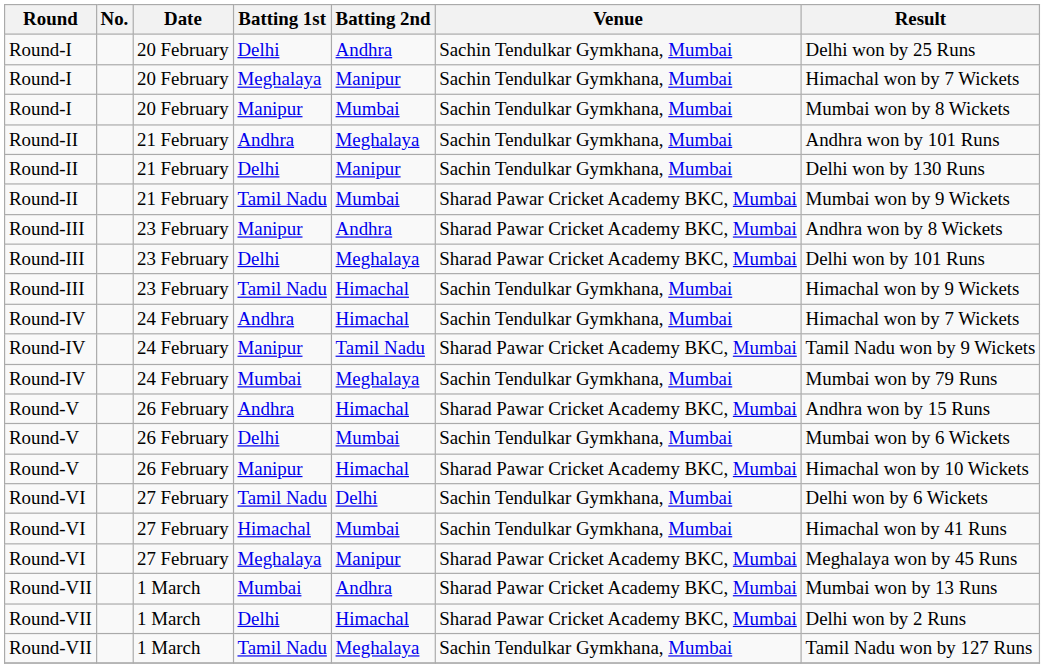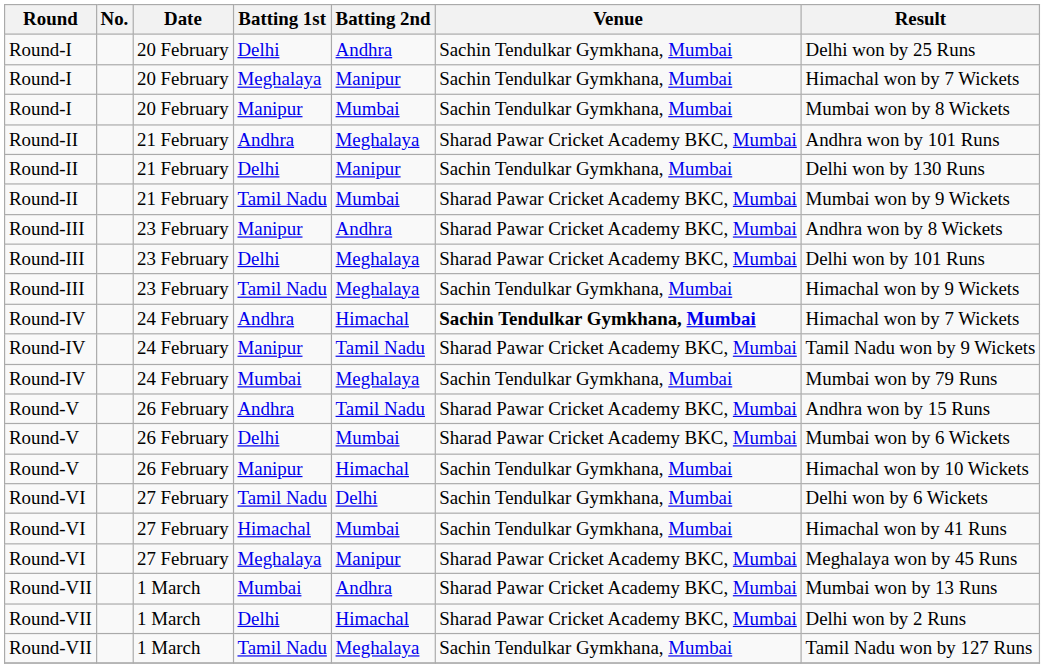(586, 139) Sachin Tendulkar Gymkhana, Mumbai -> (618, 139) Sharad Pawar Cricket Academy BKC, Mumbai
(372, 288) Himachal -> (377, 288) Meghalaya
(586, 318) normal -> (597, 318) bold
(372, 408) Himachal -> (380, 408) Tamil Nadu
(586, 438) Sachin Tendulkar Gymkhana, Mumbai -> (618, 438) Sharad Pawar Cricket Academy BKC, Mumbai
(618, 468) Sharad Pawar Cricket Academy BKC, Mumbai -> (586, 468) Sachin Tendulkar Gymkhana, Mumbai
